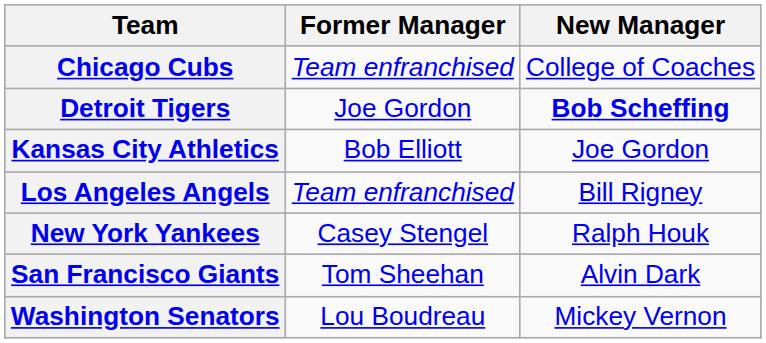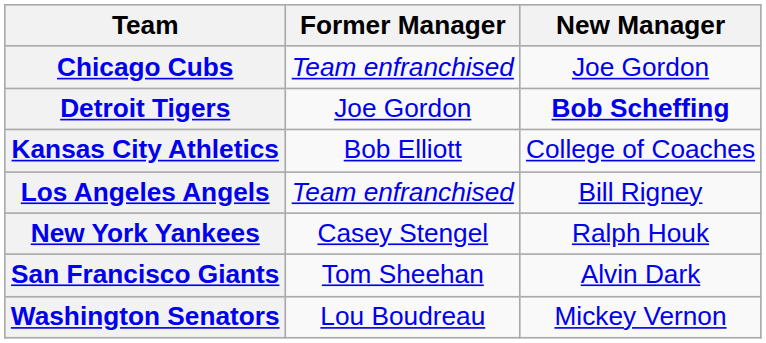(641, 66) College of Coaches -> (641, 66) Joe Gordon
(641, 150) Joe Gordon -> (641, 150) College of Coaches
